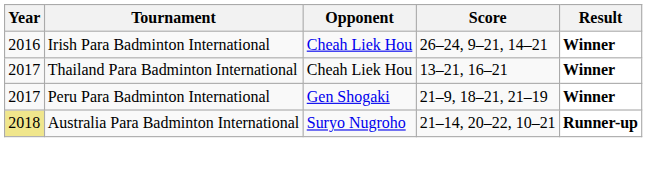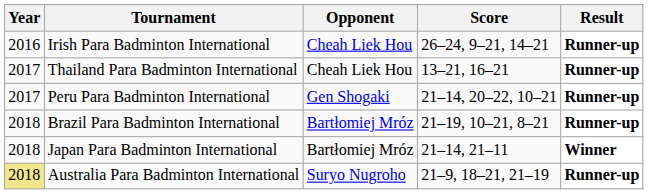(589, 44) Winner -> (602, 44) Runner-up
(589, 70) Winner -> (602, 70) Runner-up
(484, 97) 21–9, 18–21, 21–19 -> (489, 97) 21–14, 20–22, 10–21
(589, 97) Winner -> (602, 97) Runner-up
+ row: (164, 123)
+ row: (162, 149)
(488, 123) 21–14, 20–22, 10–21 -> (485, 176) 21–9, 18–21, 21–19
